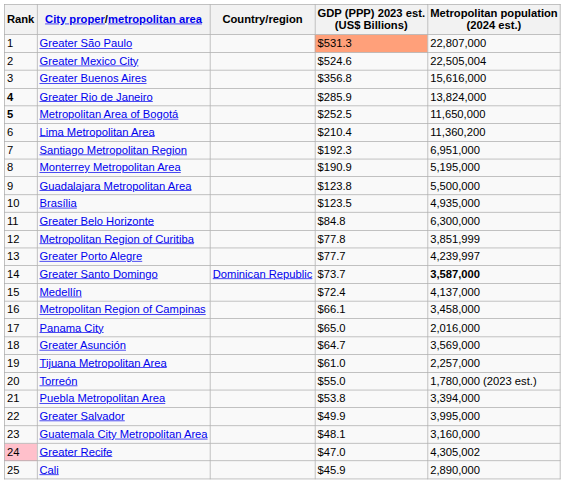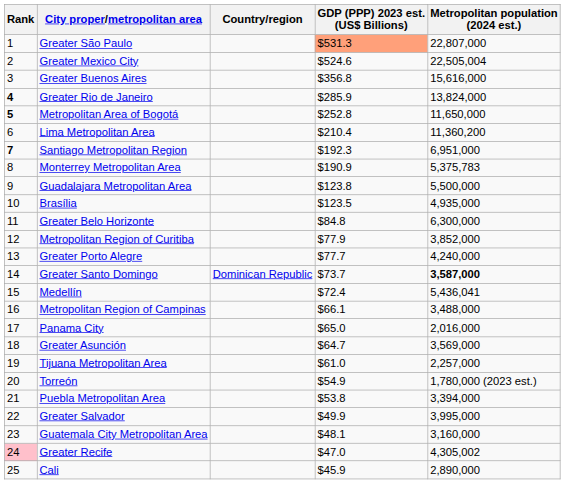(335, 114) $252.5 -> (335, 114) $252.8
(10, 150) normal -> (10, 150) bold
(455, 168) 5,195,000 -> (455, 168) 5,375,783
(332, 239) $77.8 -> (332, 239) $77.9
(455, 239) 3,851,999 -> (455, 239) 3,852,000
(455, 256) 4,239,997 -> (455, 256) 4,240,000
(455, 292) 4,137,000 -> (455, 292) 5,436,041
(455, 310) 3,458,000 -> (455, 310) 3,488,000
(332, 381) $55.0 -> (332, 381) $54.9
